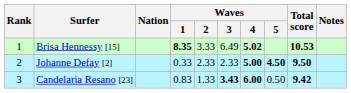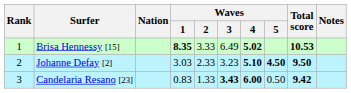(183, 63) 0.33 -> (183, 63) 3.03
(229, 63) 2.33 -> (229, 63) 3.23
(253, 63) 5.00 -> (253, 63) 5.10
